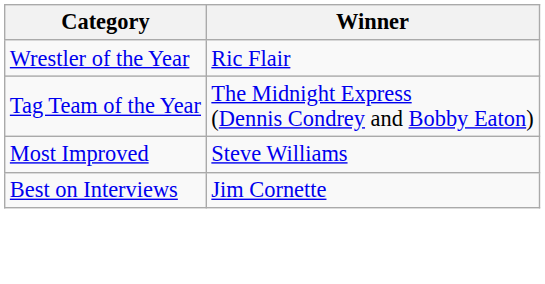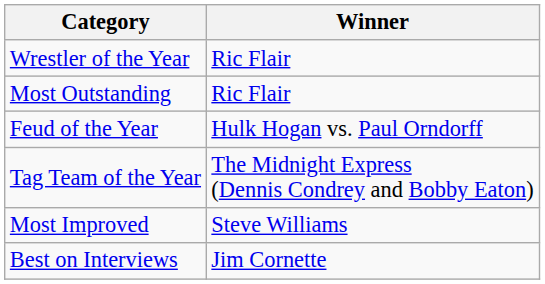+ row: (90, 93)
+ row: (84, 128)
